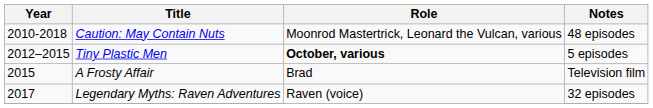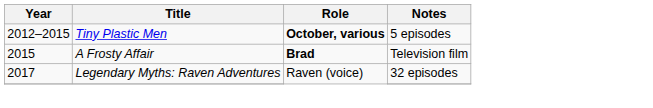- row: (150, 34)
(299, 73) normal -> (300, 53) bold
